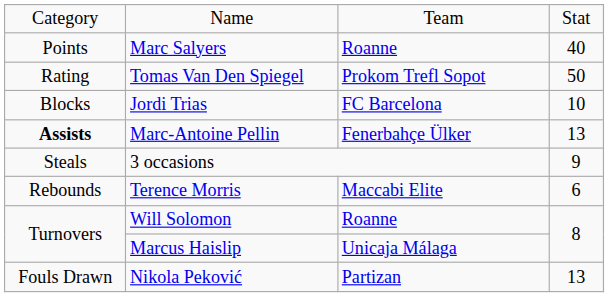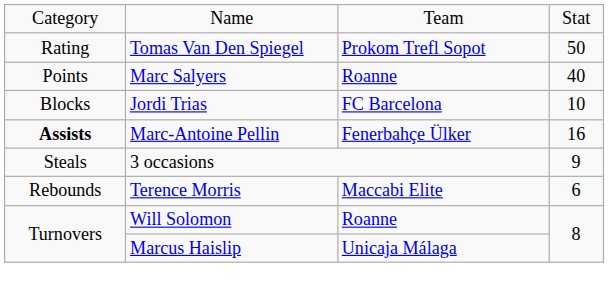rows swapped: (217, 76) <-> (178, 47)
(576, 133) 13 -> (576, 133) 16
- row: (186, 276)
